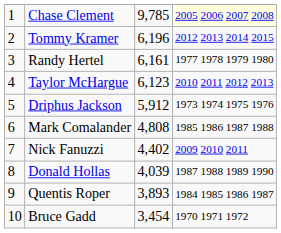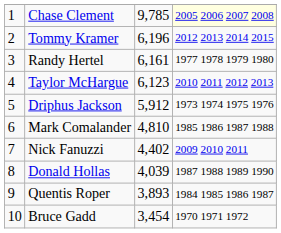(153, 127) 4,808 -> (153, 127) 4,810
